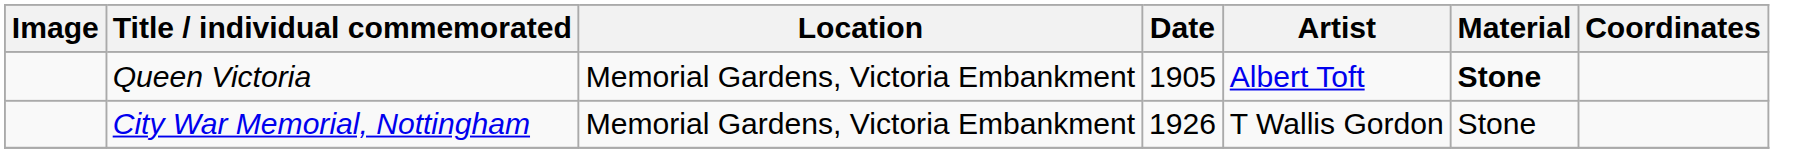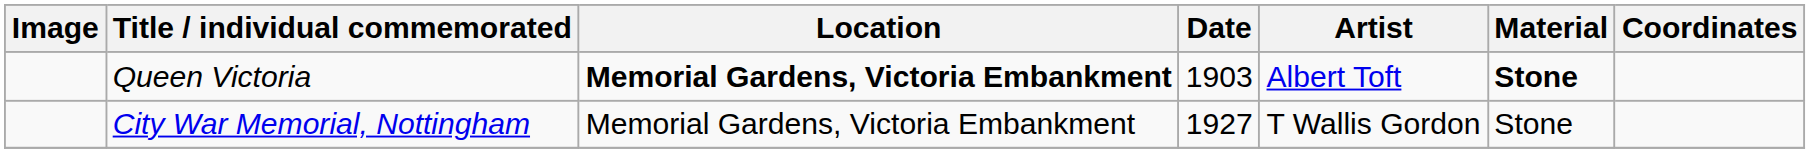(860, 76) normal -> (879, 76) bold
(1182, 76) 1905 -> (1219, 76) 1903
(1182, 123) 1926 -> (1219, 123) 1927
